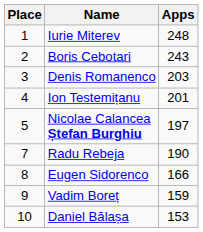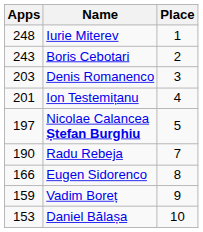columns swapped: (25, 14) <-> (178, 14)
